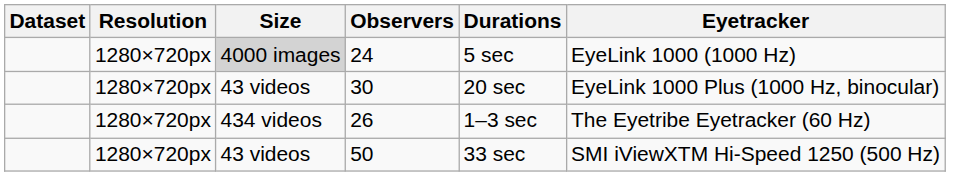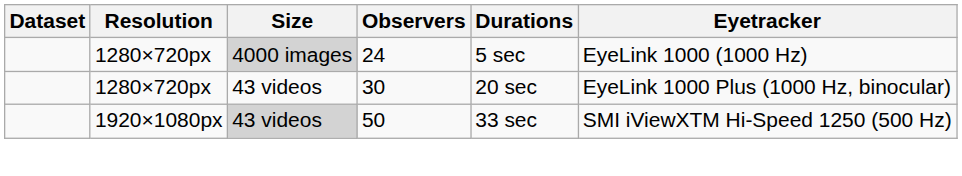- row: (362, 120)
(153, 154) 1280×720px -> (159, 120) 1920×1080px
(265, 154) no background -> (277, 120) lightgrey background
